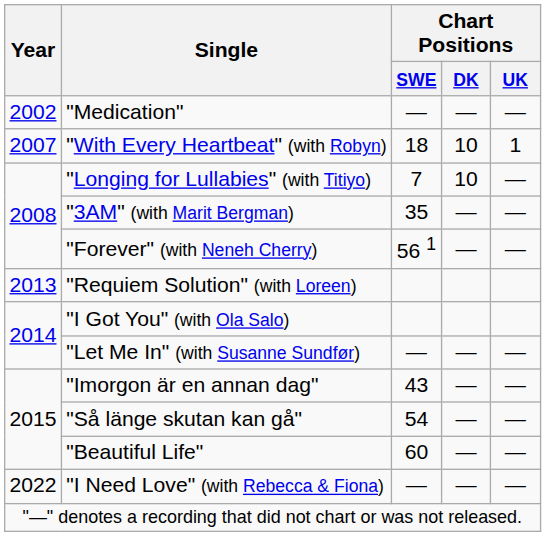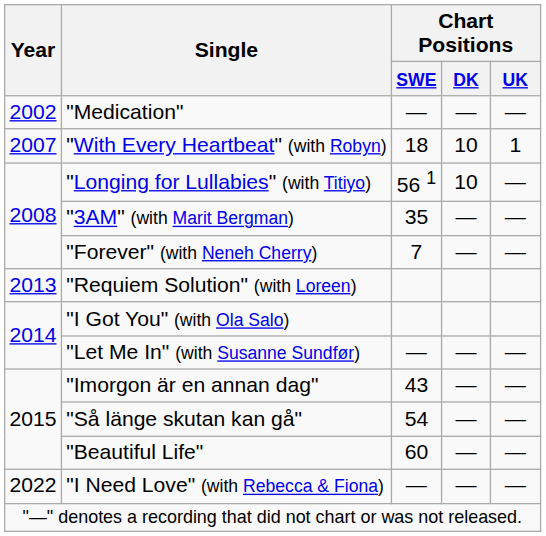(416, 178) 7 -> (416, 181) 56 1
(416, 248) 56 1 -> (416, 251) 7
